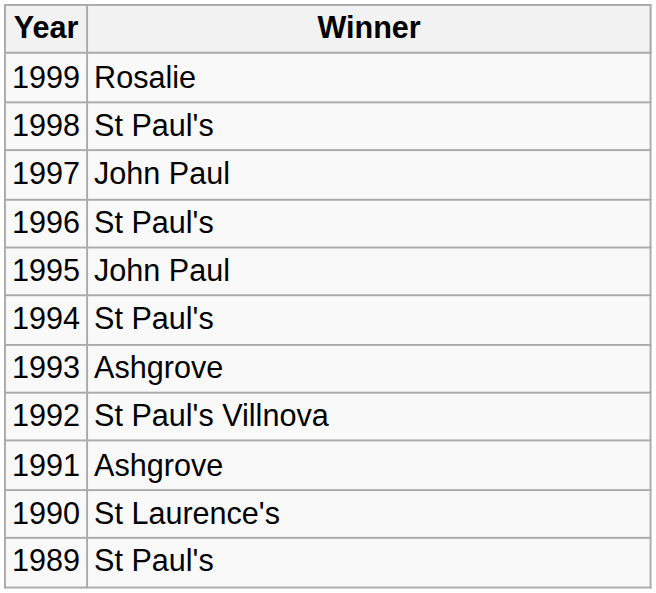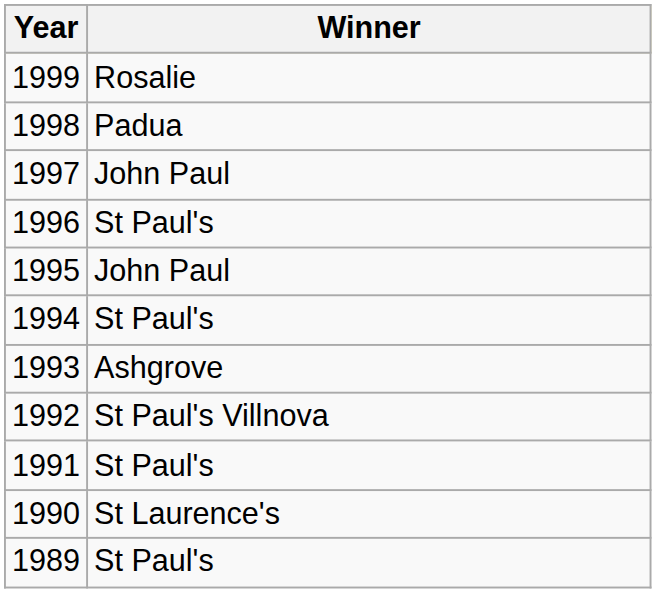(154, 125) St Paul's -> (138, 125) Padua
(159, 464) Ashgrove -> (154, 464) St Paul's
